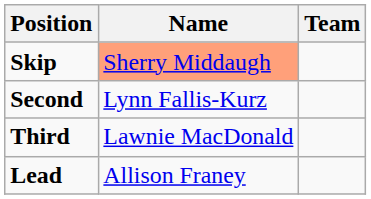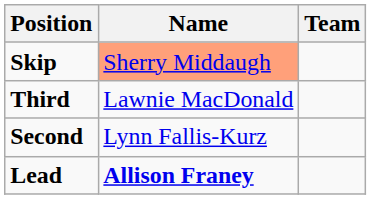rows swapped: (40, 136) <-> (47, 99)
(175, 174) normal -> (179, 174) bold
